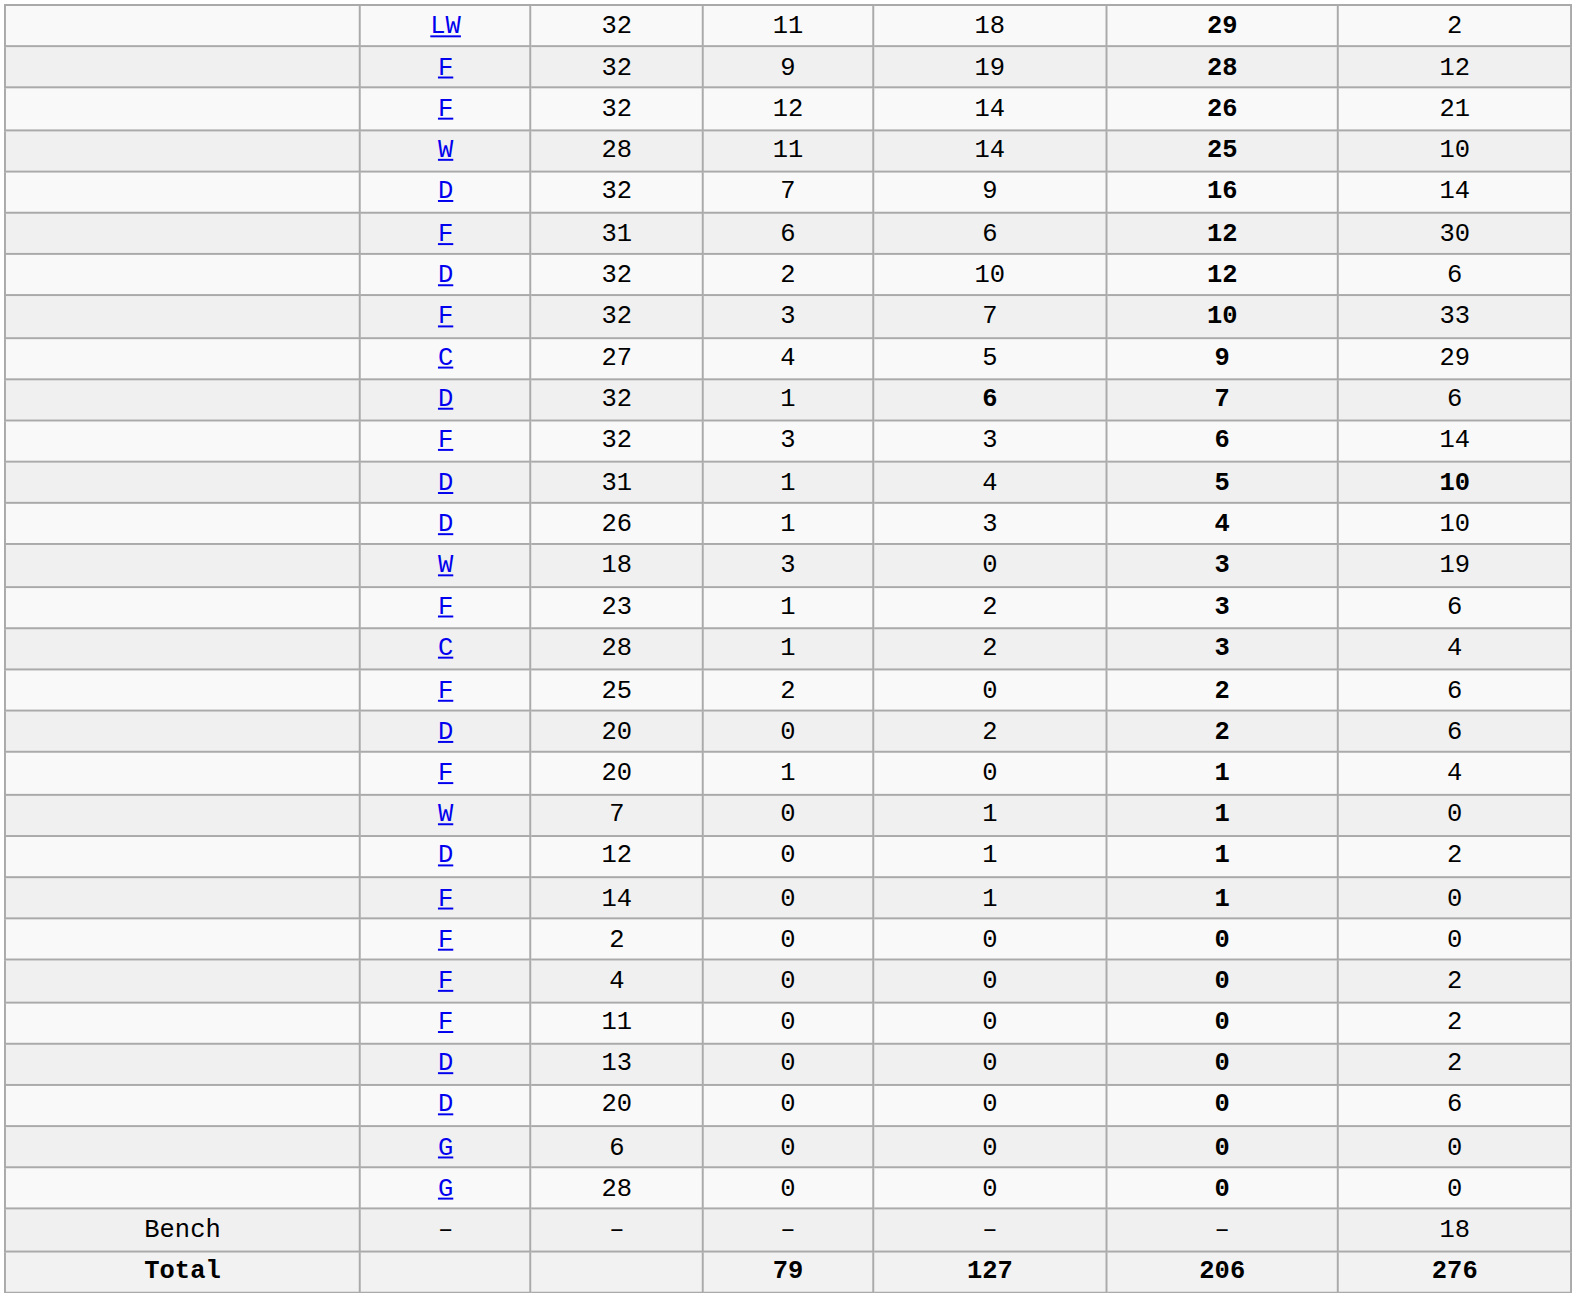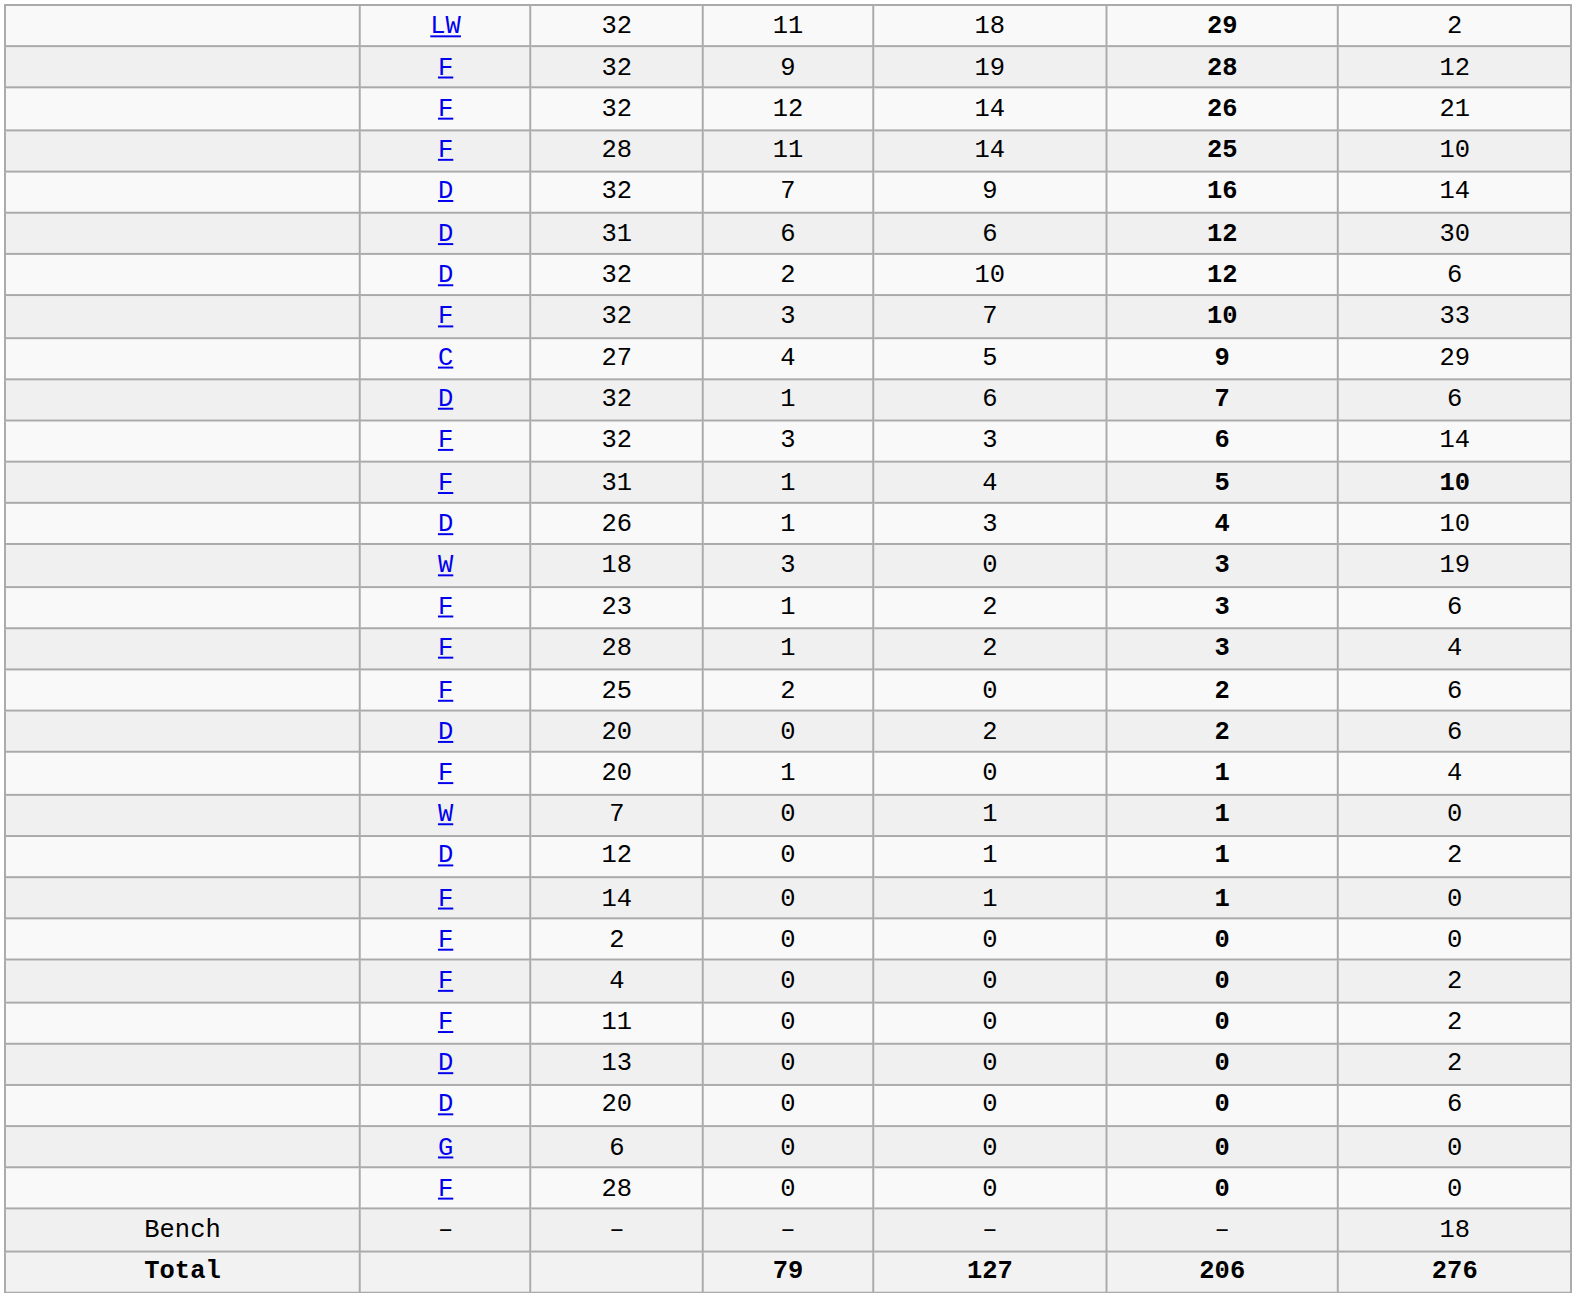(446, 150) W -> (446, 150) F
(446, 233) F -> (446, 233) D
(990, 399) bold -> (990, 399) normal
(446, 483) D -> (446, 483) F
(446, 649) C -> (446, 649) F
(446, 1189) G -> (446, 1189) F
